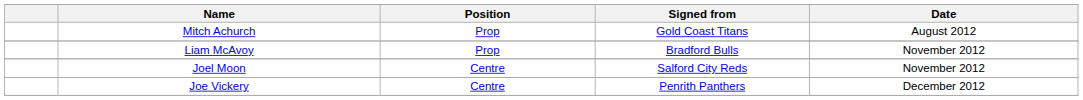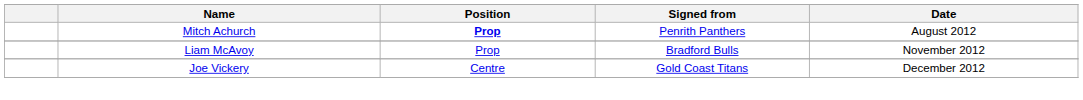(488, 31) normal -> (488, 31) bold
(702, 31) Gold Coast Titans -> (702, 31) Penrith Panthers
- row: (219, 68)
(702, 86) Penrith Panthers -> (702, 68) Gold Coast Titans
